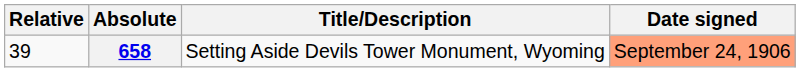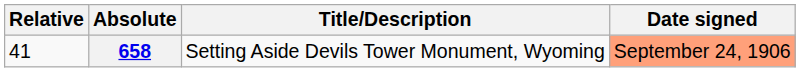(20, 50) 39 -> (20, 50) 41
